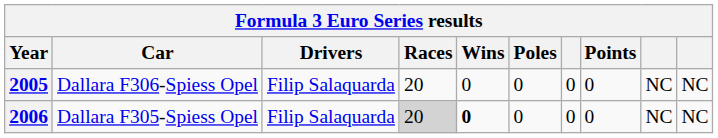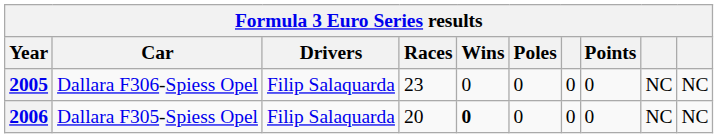(414, 84) 20 -> (414, 84) 23
(414, 116) lightgrey background -> (414, 116) no background
